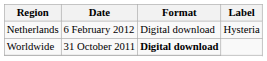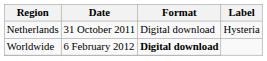(99, 30) 6 February 2012 -> (99, 30) 31 October 2011
(99, 47) 31 October 2011 -> (99, 47) 6 February 2012
